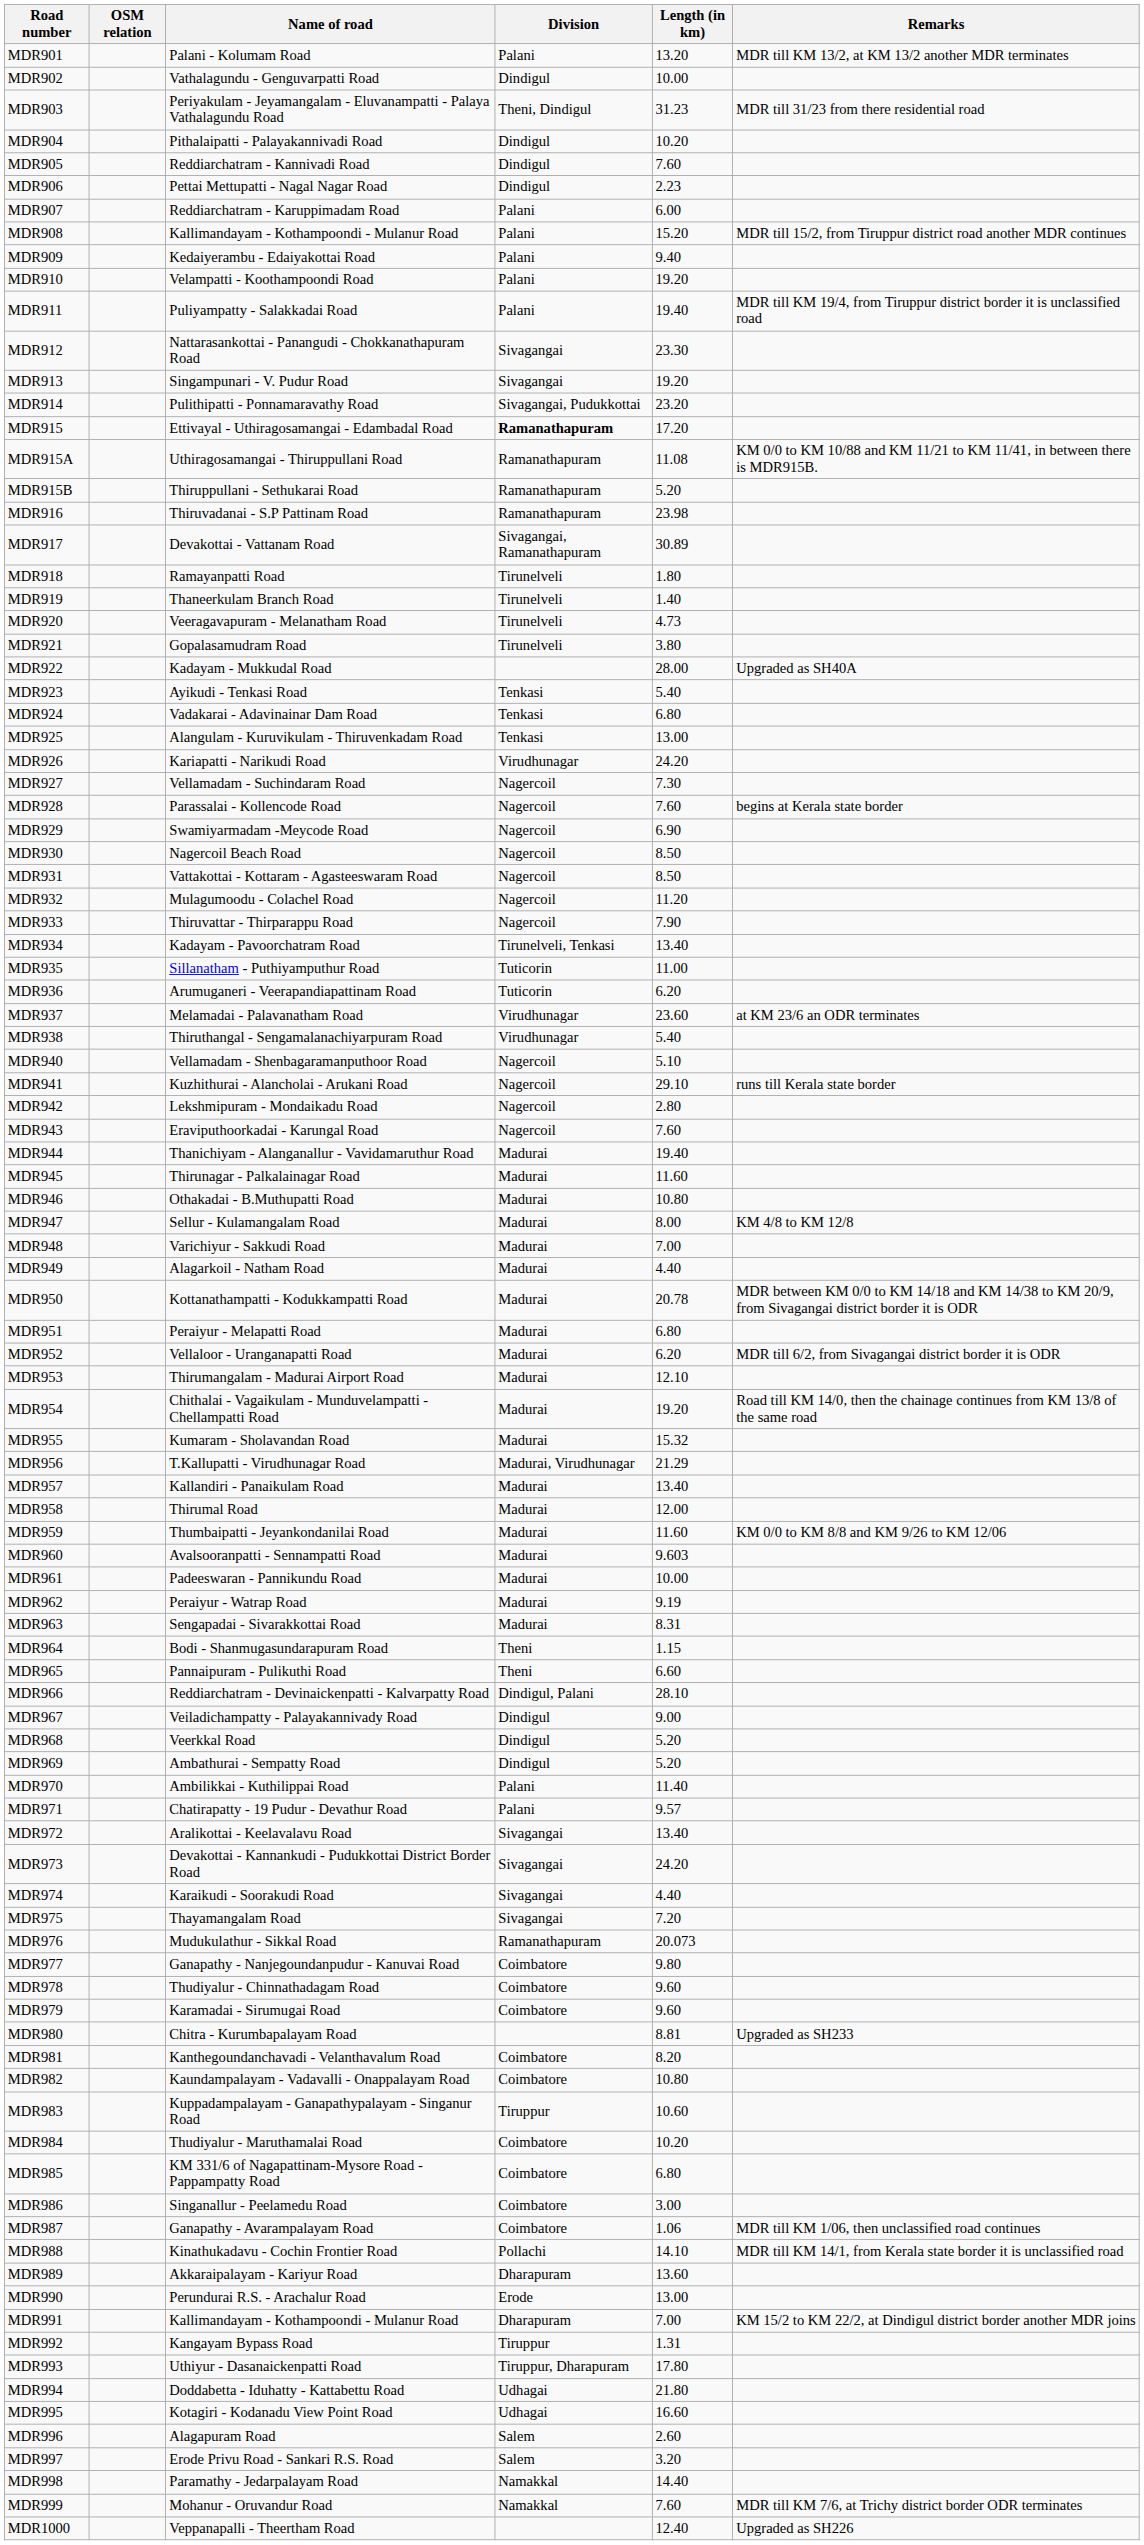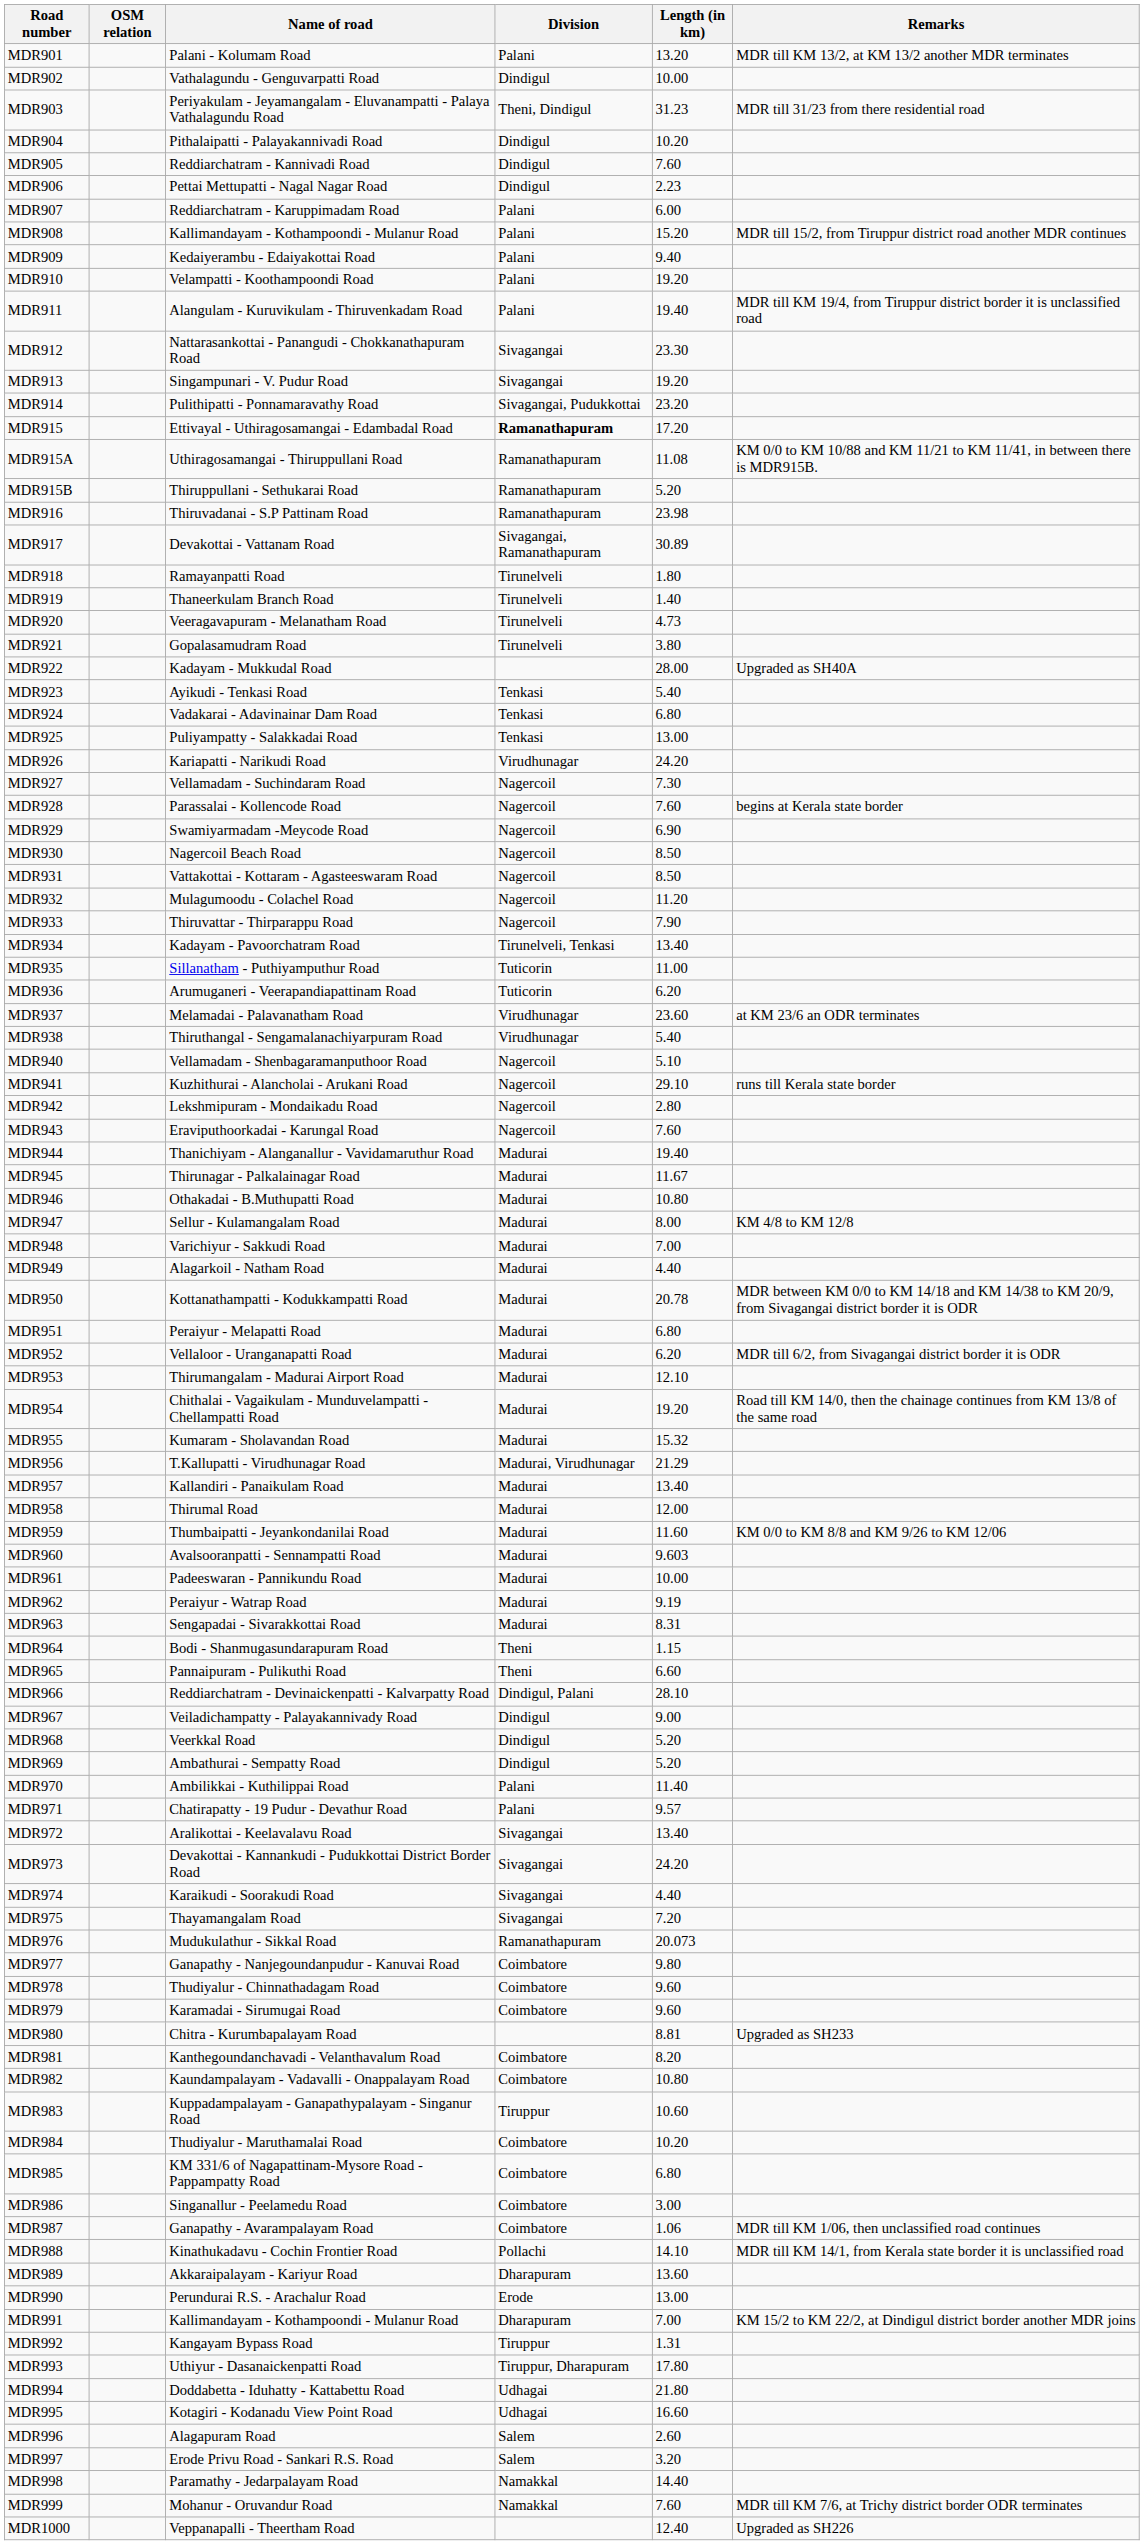(263, 310) Puliyampatty - Salakkadai Road -> (316, 310) Alangulam - Kuruvikulam - Thiruvenkadam Road
(316, 737) Alangulam - Kuruvikulam - Thiruvenkadam Road -> (263, 737) Puliyampatty - Salakkadai Road
(672, 1176) 11.60 -> (672, 1176) 11.67
